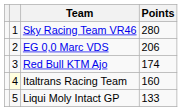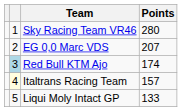(151, 47) 206 -> (151, 47) 207
(15, 64) no background -> (15, 64) lightblue background
(151, 81) 160 -> (151, 81) 157
